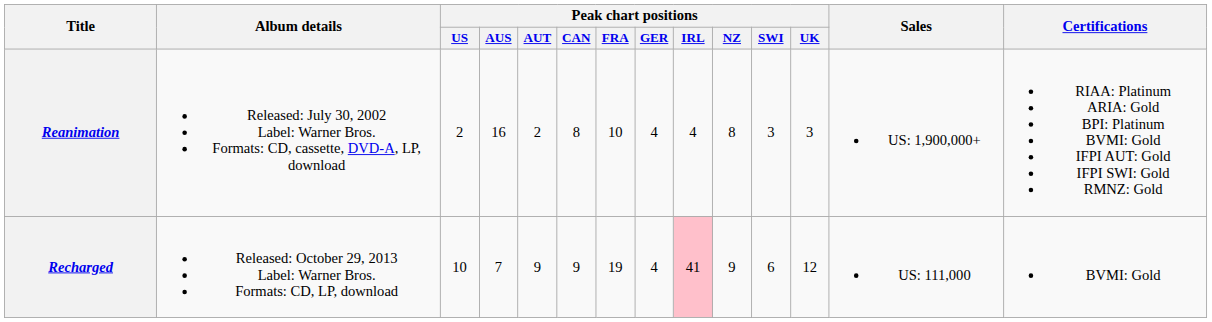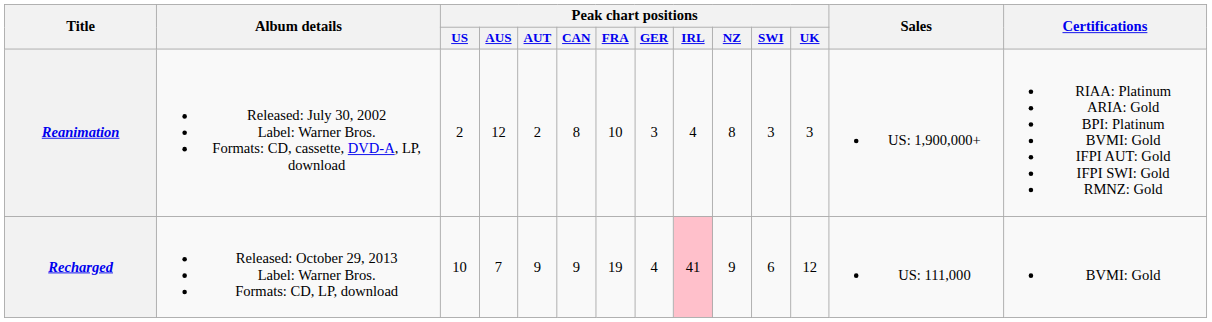(498, 132) 16 -> (498, 132) 12
(654, 132) 4 -> (654, 132) 3
